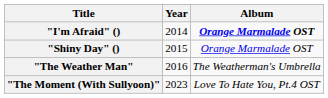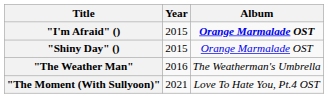(176, 31) 2014 -> (176, 31) 2015
(176, 84) 2023 -> (176, 84) 2021
